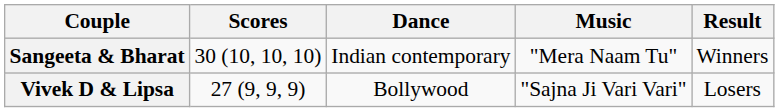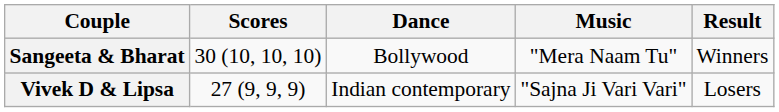(421, 55) Indian contemporary -> (421, 55) Bollywood
(421, 89) Bollywood -> (421, 89) Indian contemporary
